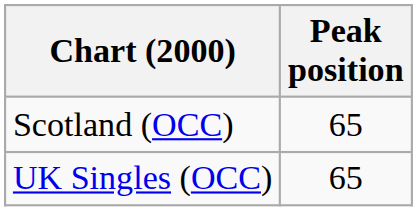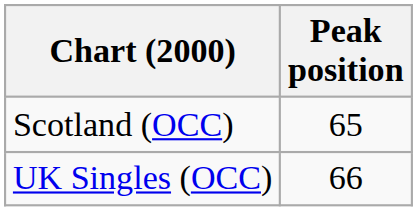(346, 177) 65 -> (346, 177) 66
